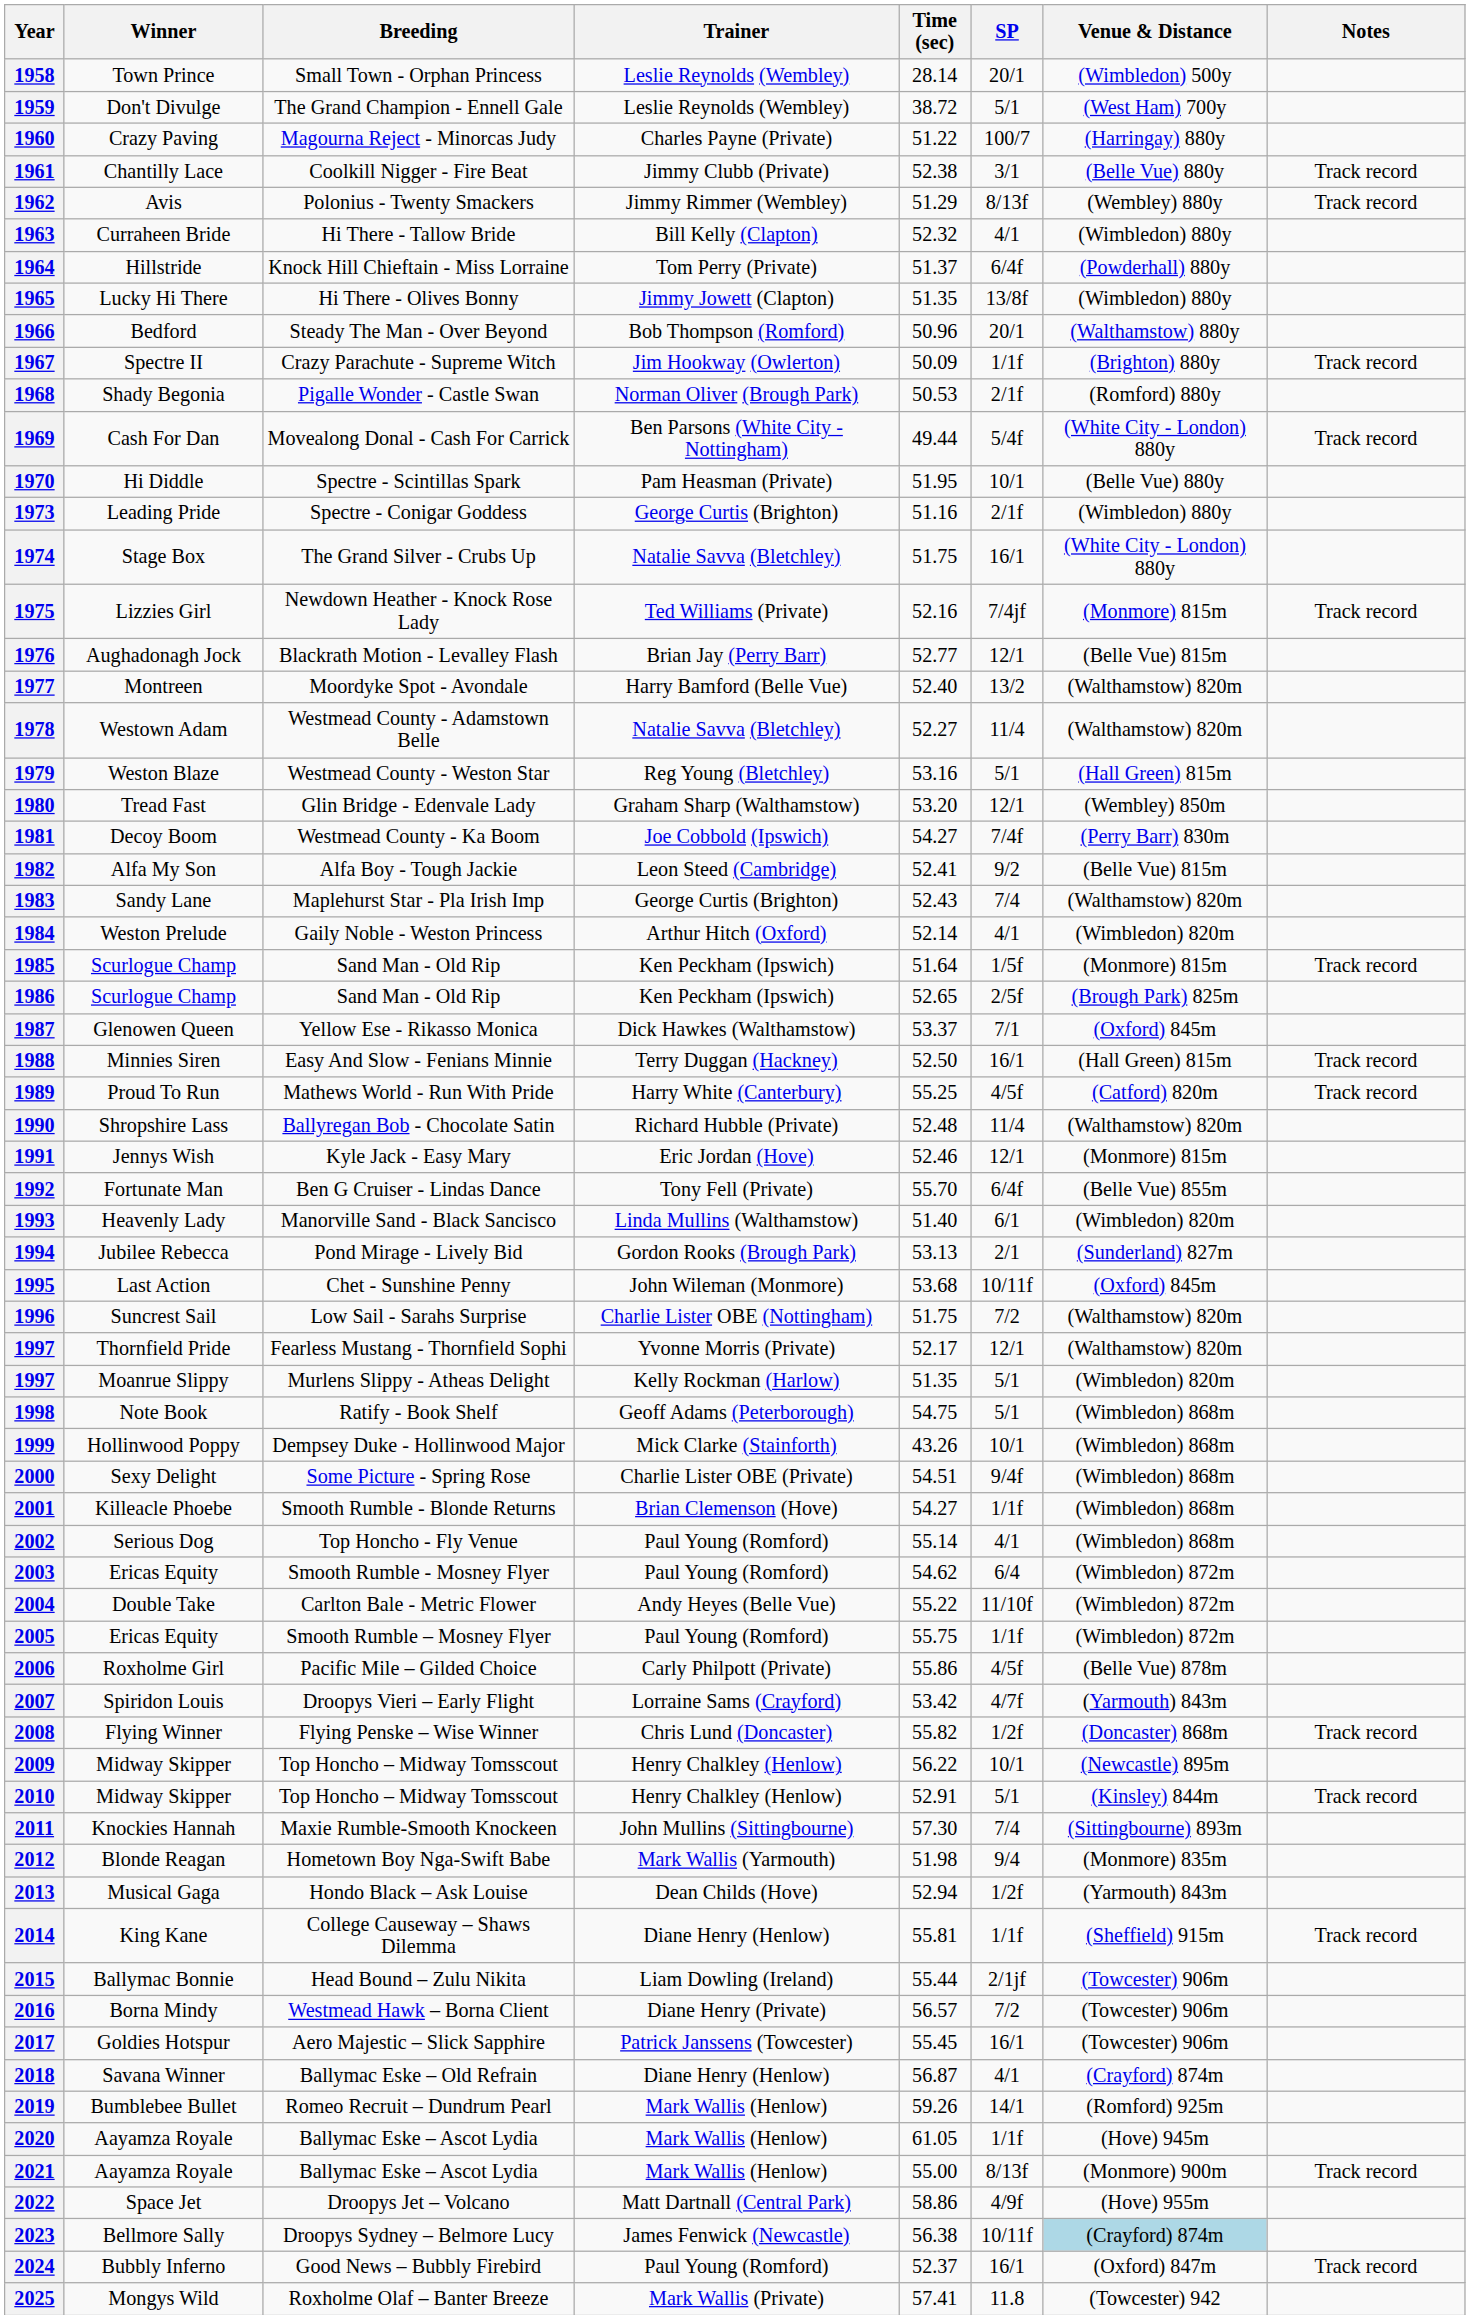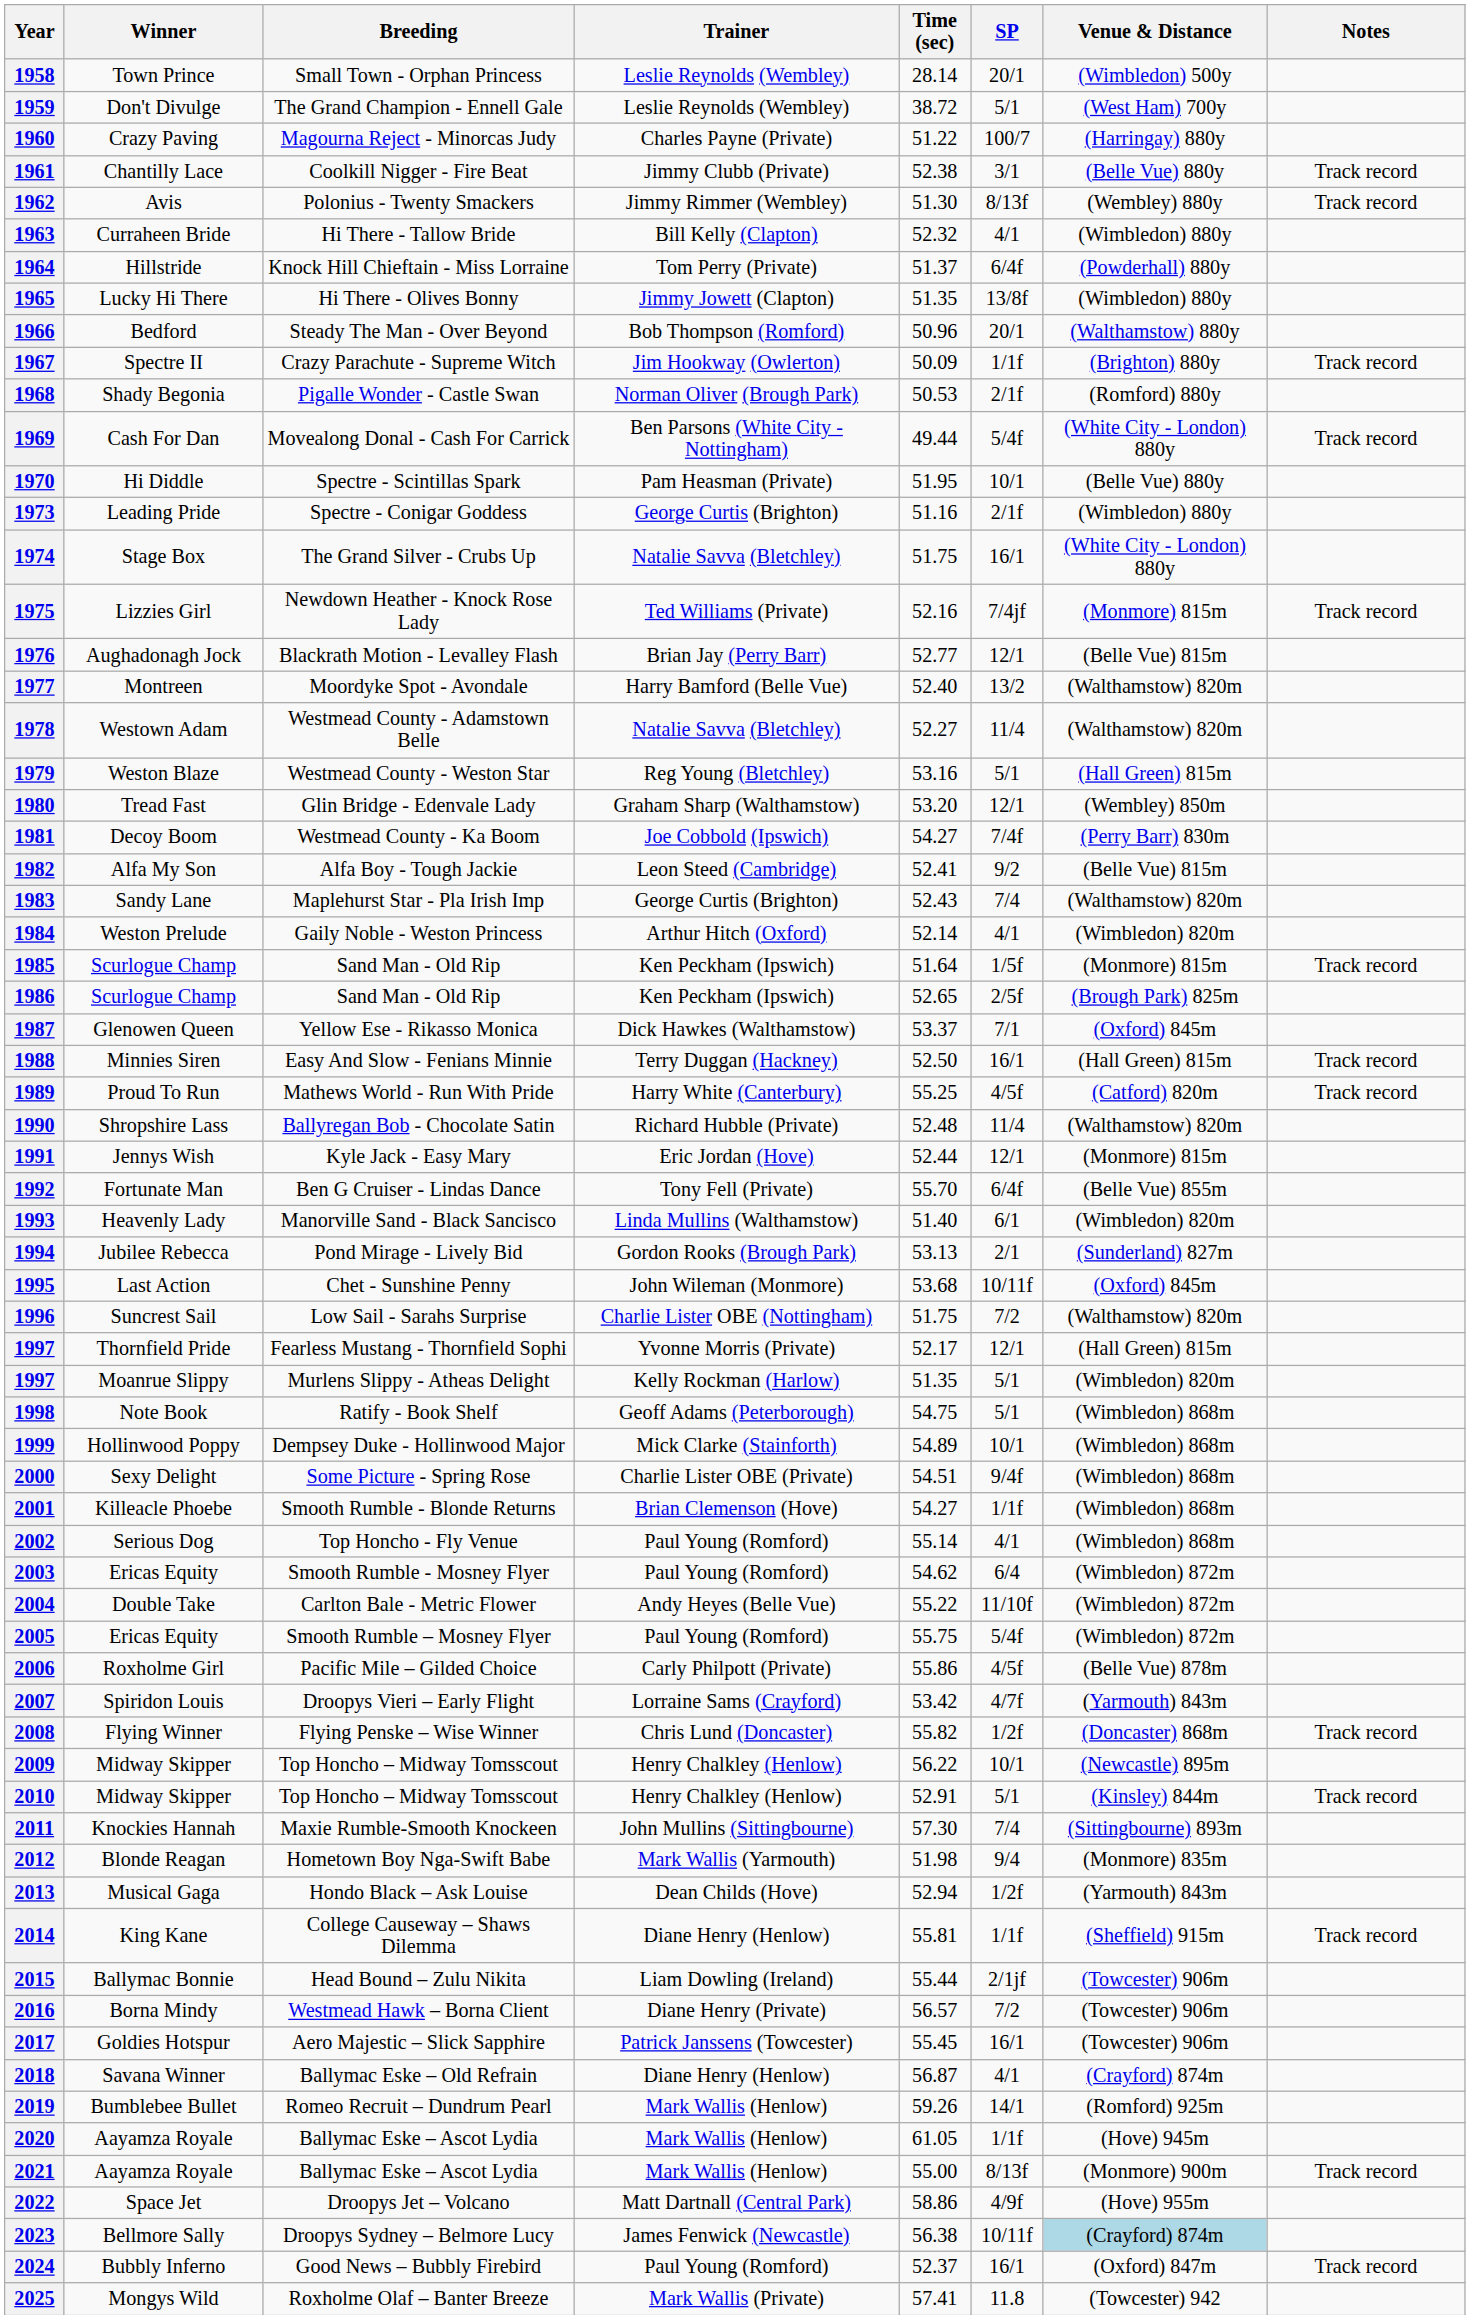(935, 203) 51.29 -> (935, 203) 51.30
(935, 1157) 52.46 -> (935, 1157) 52.44
(1155, 1348) (Walthamstow) 820m -> (1155, 1348) (Hall Green) 815m
(935, 1444) 43.26 -> (935, 1444) 54.89
(1007, 1636) 1/1f -> (1007, 1636) 5/4f
